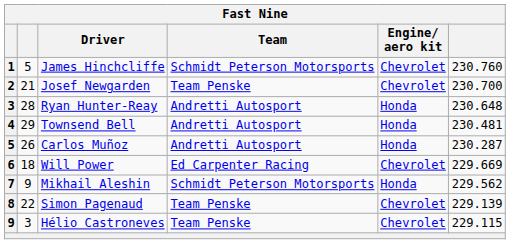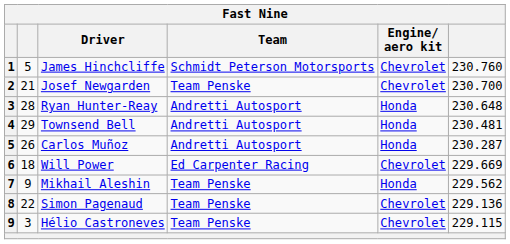(273, 185) Schmidt Peterson Motorsports -> (211, 185) Team Penske
(477, 204) 229.139 -> (477, 204) 229.136
